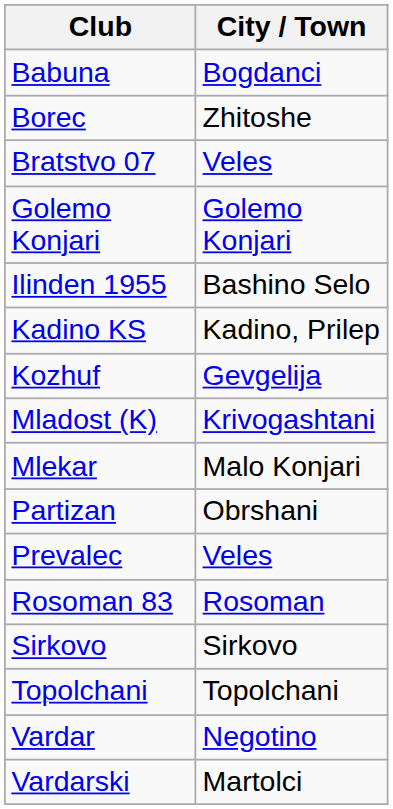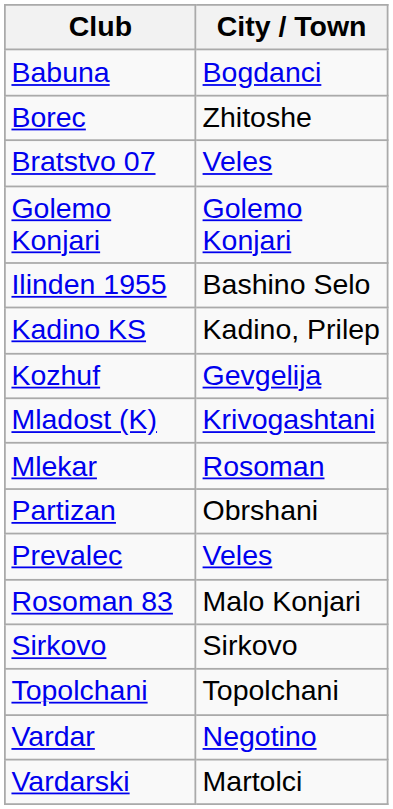(282, 465) Malo Konjari -> (264, 465) Rosoman
(264, 601) Rosoman -> (282, 601) Malo Konjari
